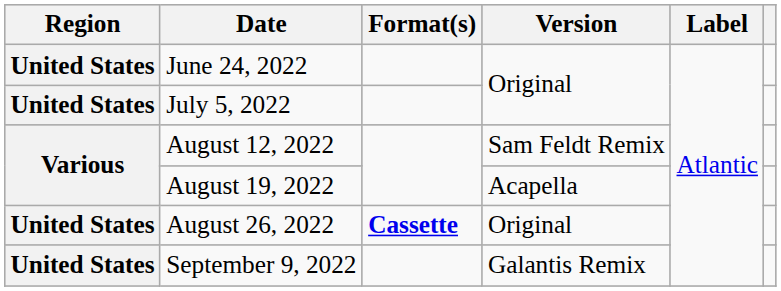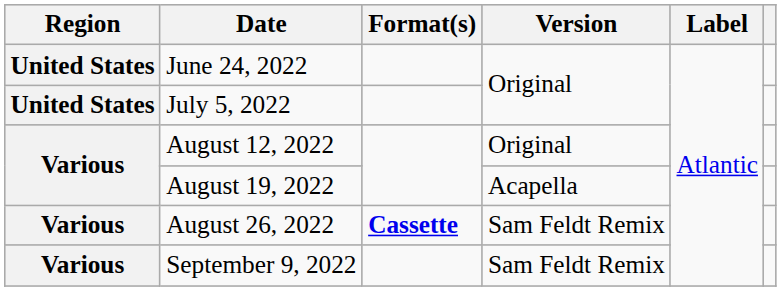(576, 144) Sam Feldt Remix -> (530, 144) Original
(83, 225) United States -> (83, 225) Various
(530, 225) Original -> (576, 225) Sam Feldt Remix
(83, 265) United States -> (83, 265) Various
(567, 265) Galantis Remix -> (576, 265) Sam Feldt Remix
